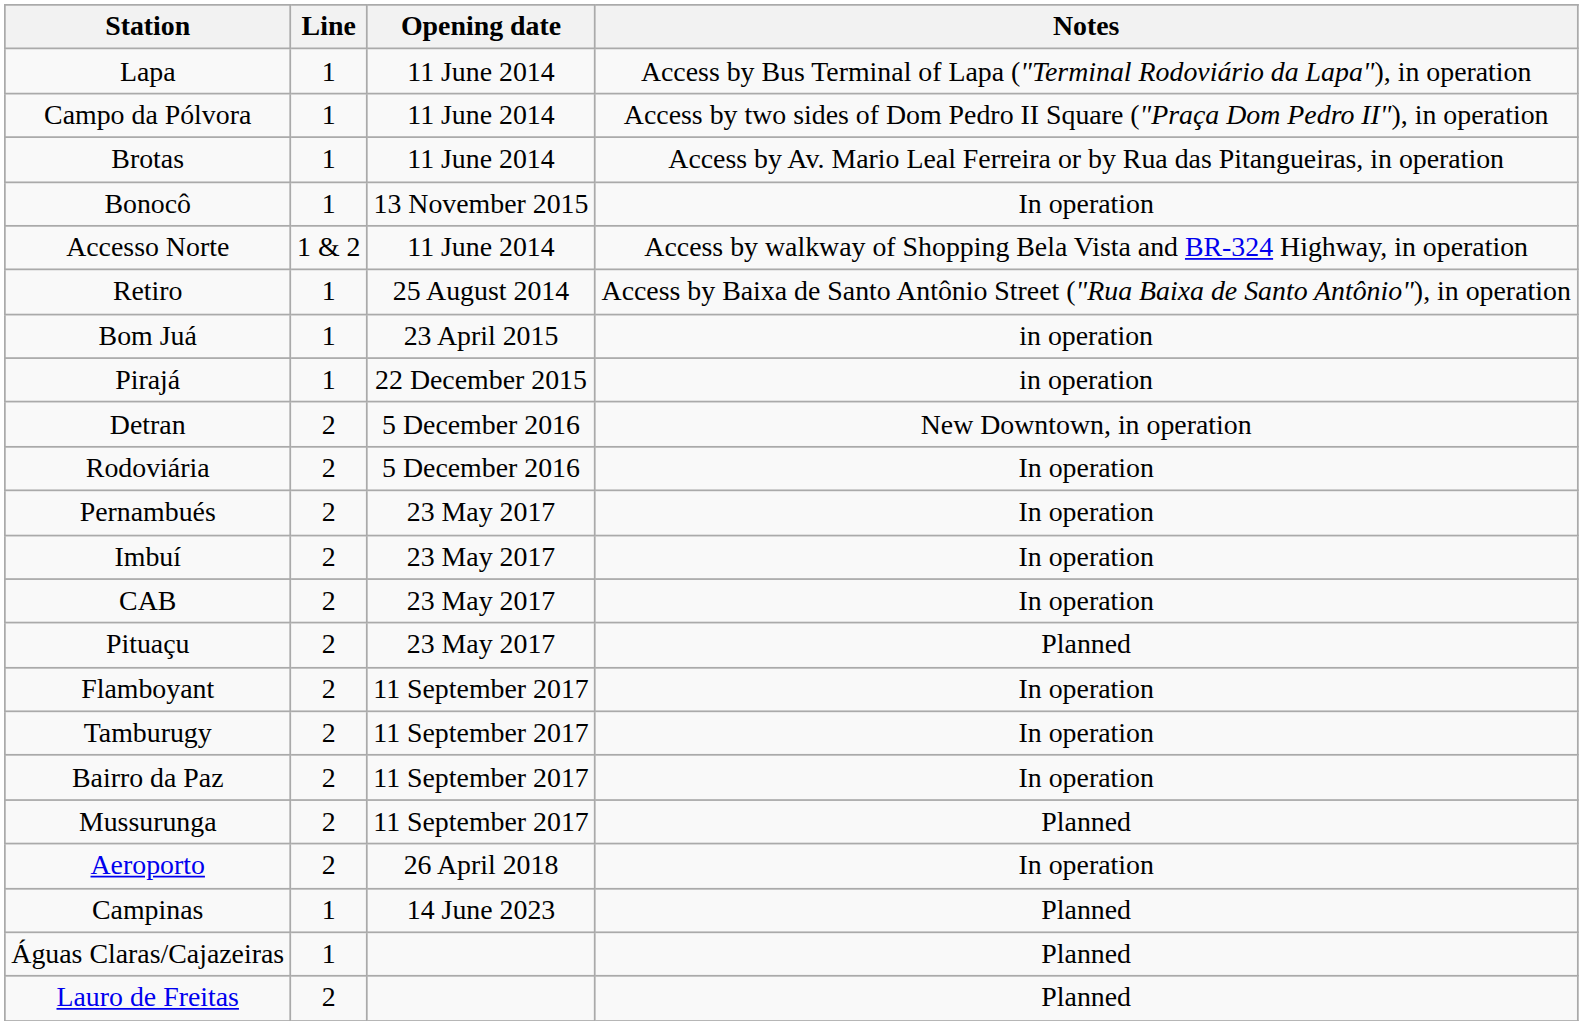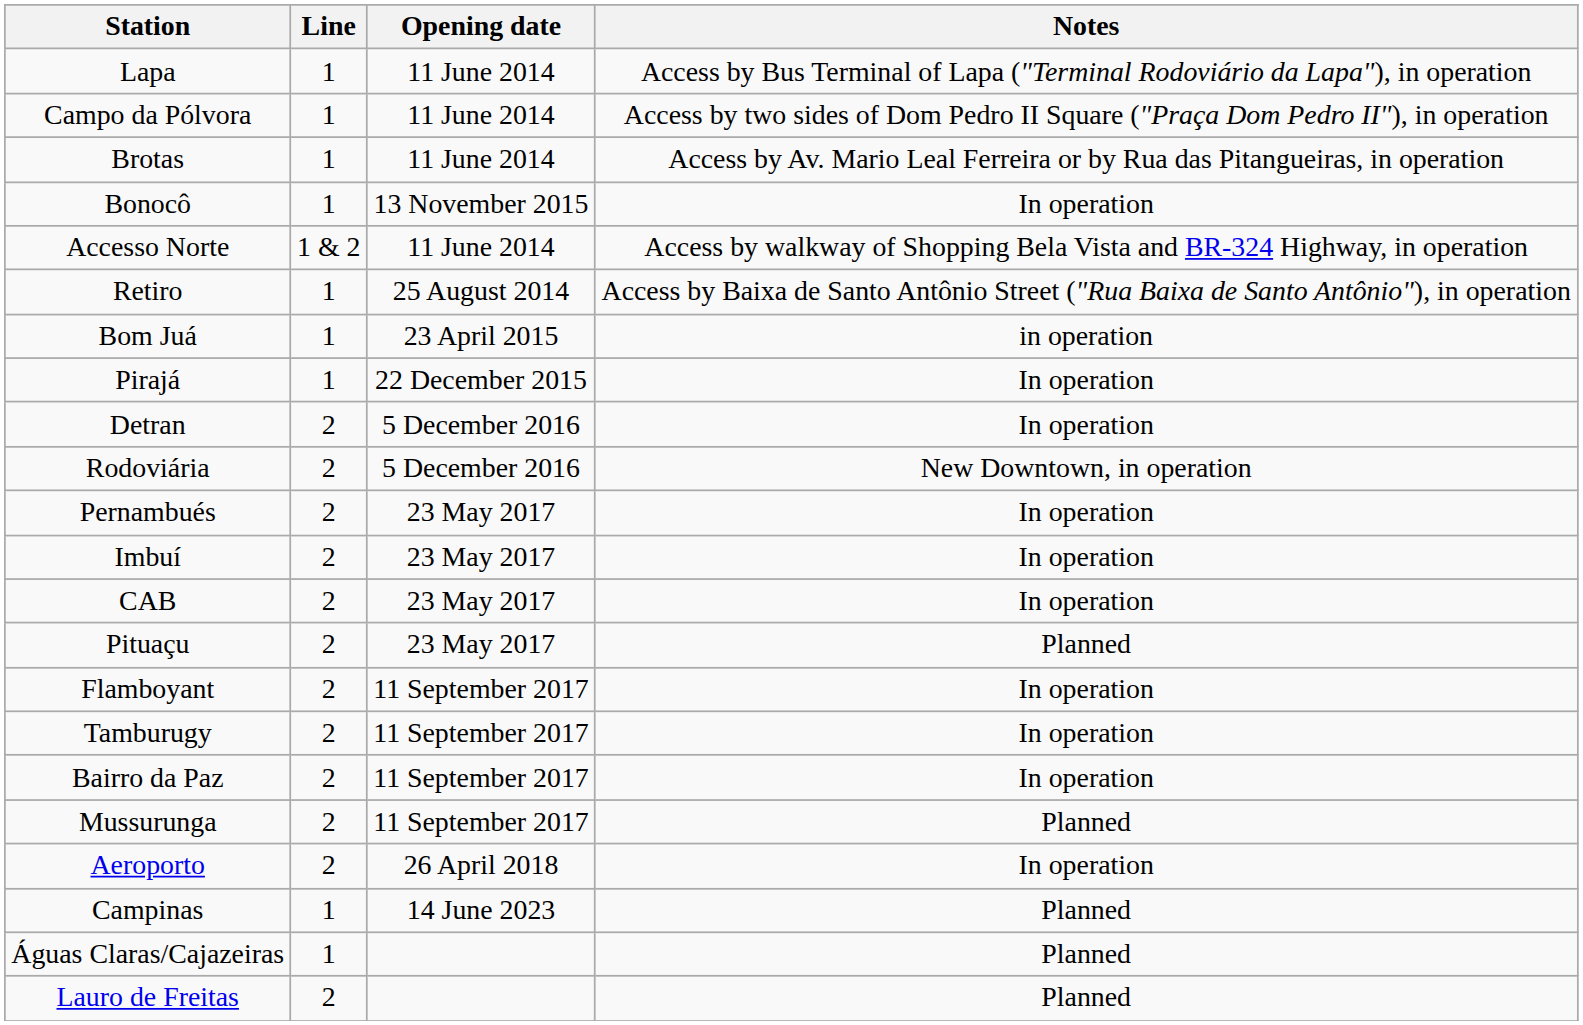(1086, 379) in operation -> (1086, 379) In operation
(1086, 423) New Downtown, in operation -> (1086, 423) In operation
(1086, 468) In operation -> (1086, 468) New Downtown, in operation
